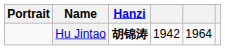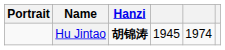(166, 34) 1942 -> (166, 34) 1945
(199, 34) 1964 -> (199, 34) 1974
